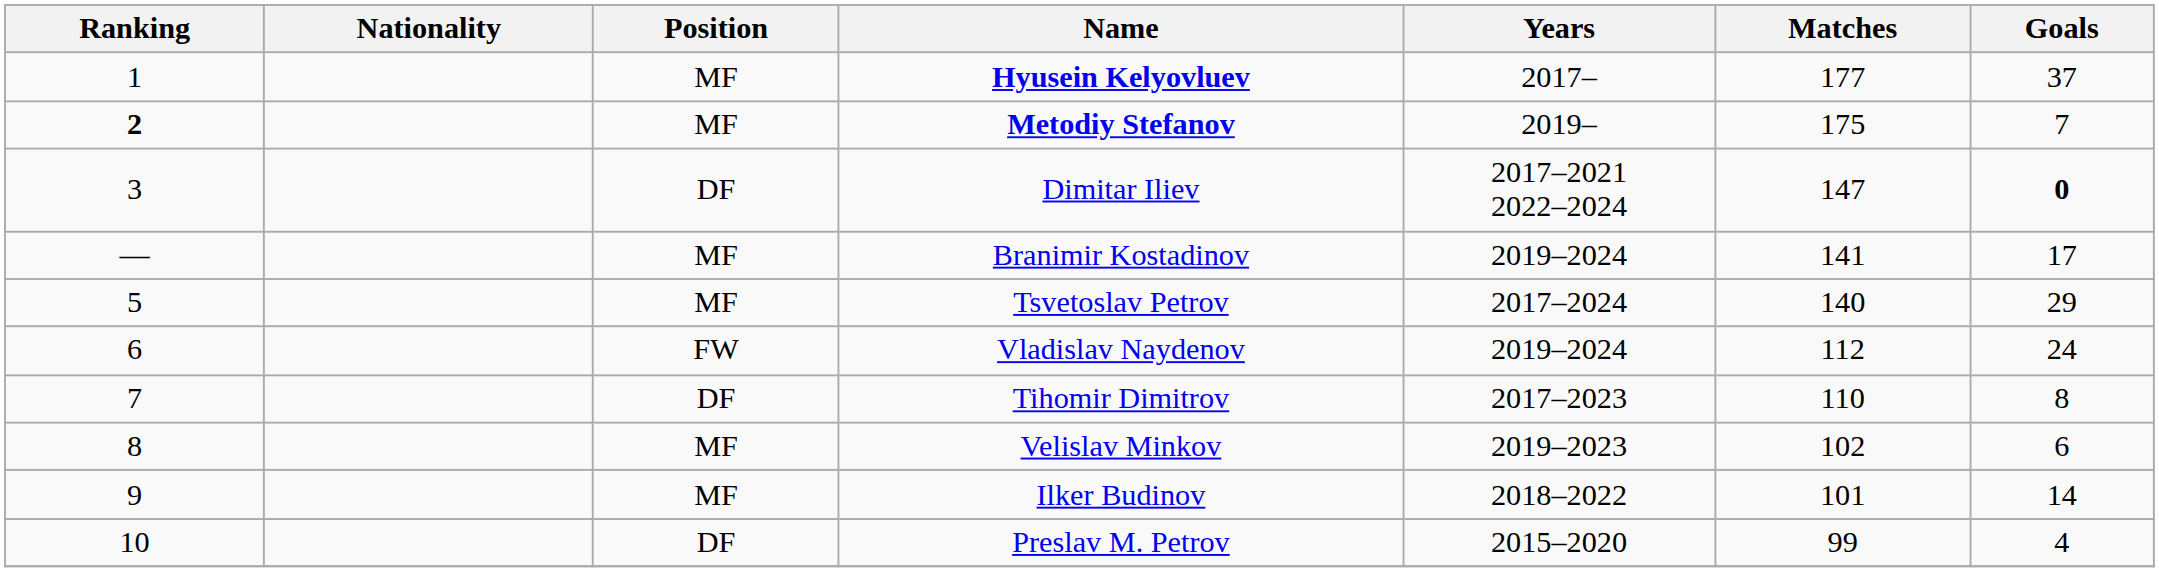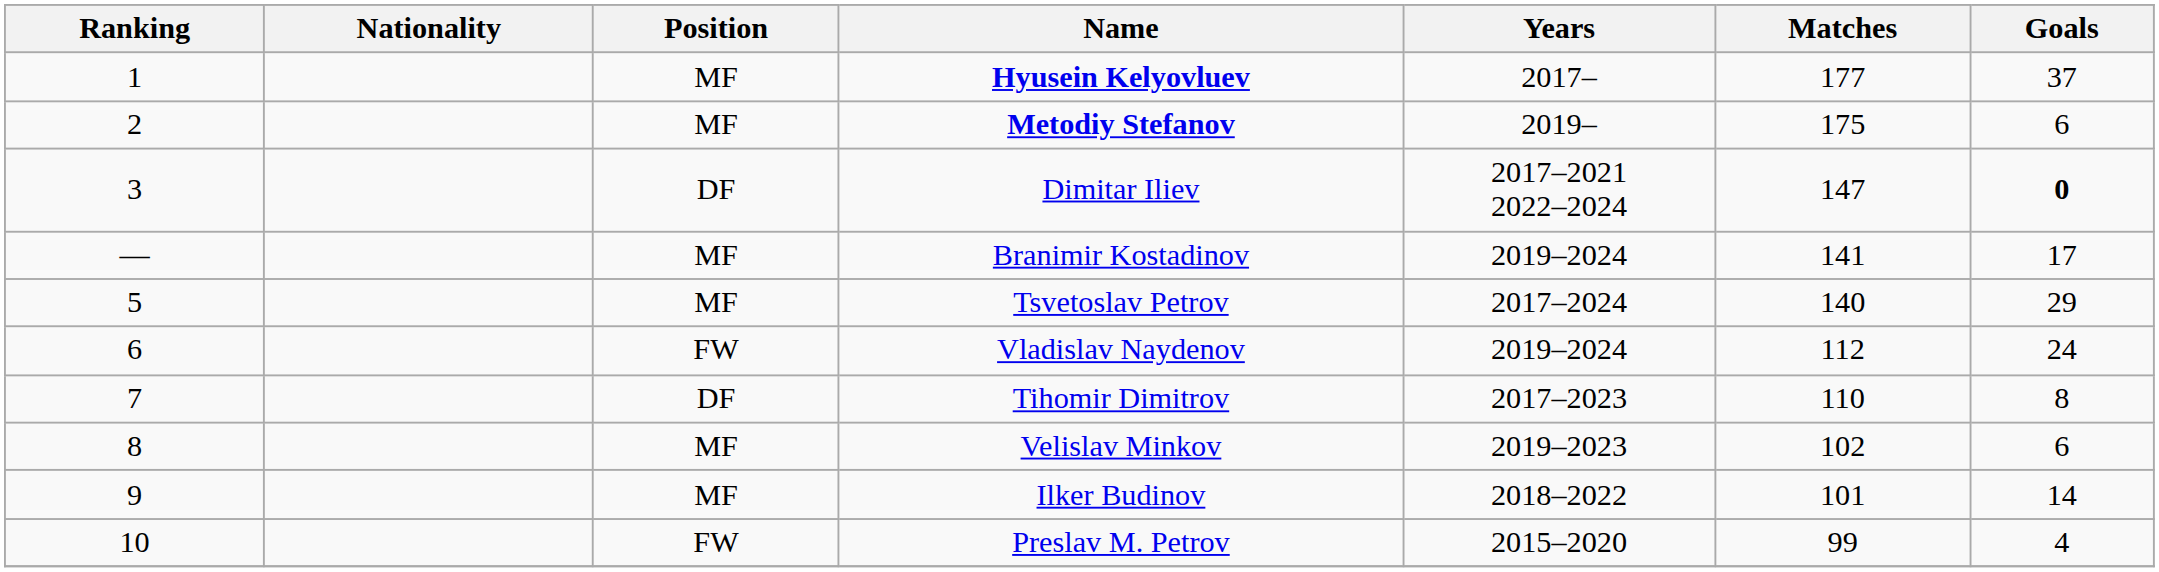(135, 124) bold -> (135, 124) normal
(2062, 124) 7 -> (2062, 124) 6
(716, 542) DF -> (716, 542) FW
